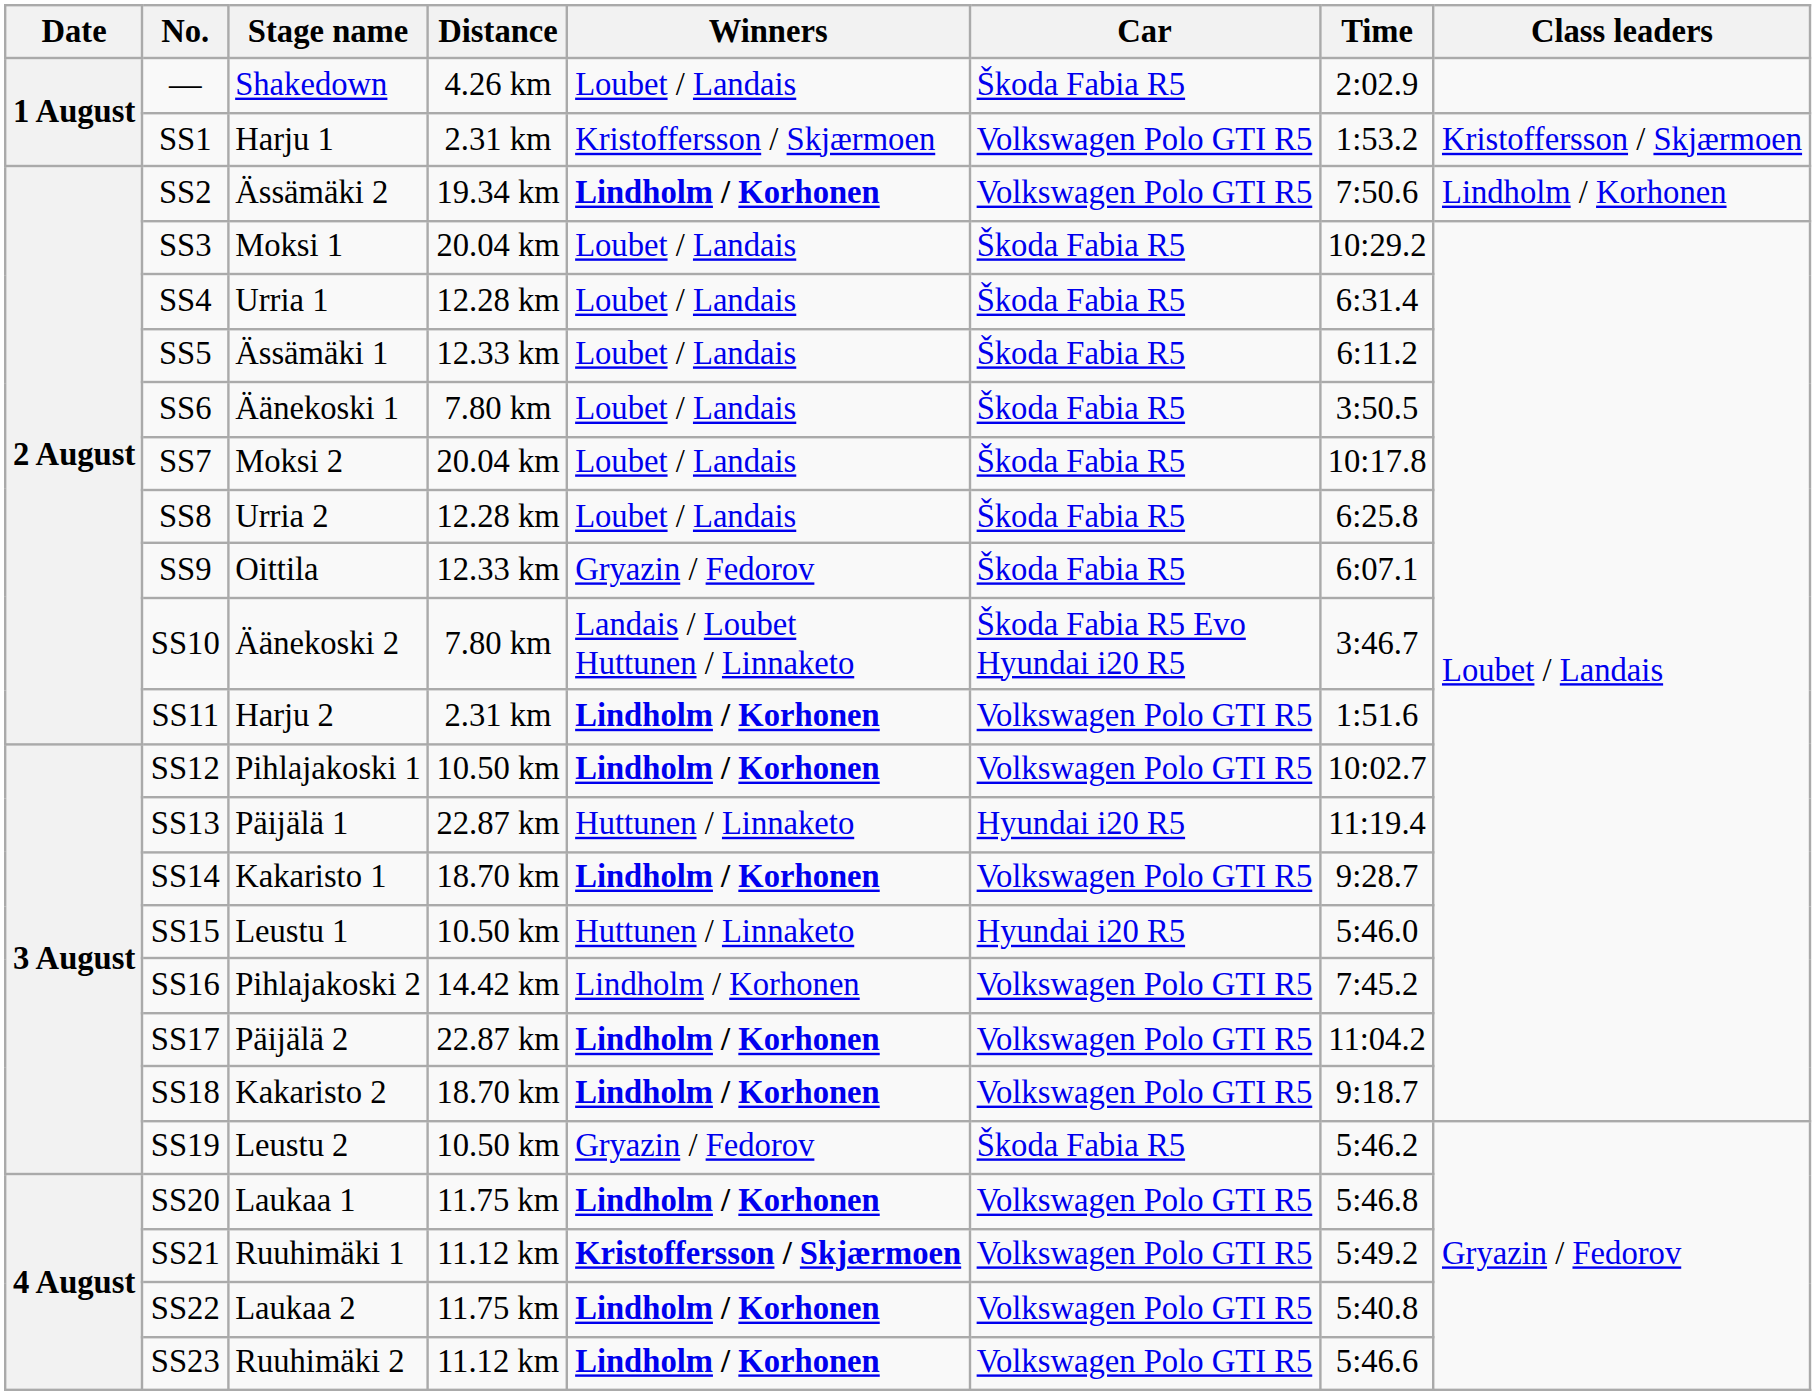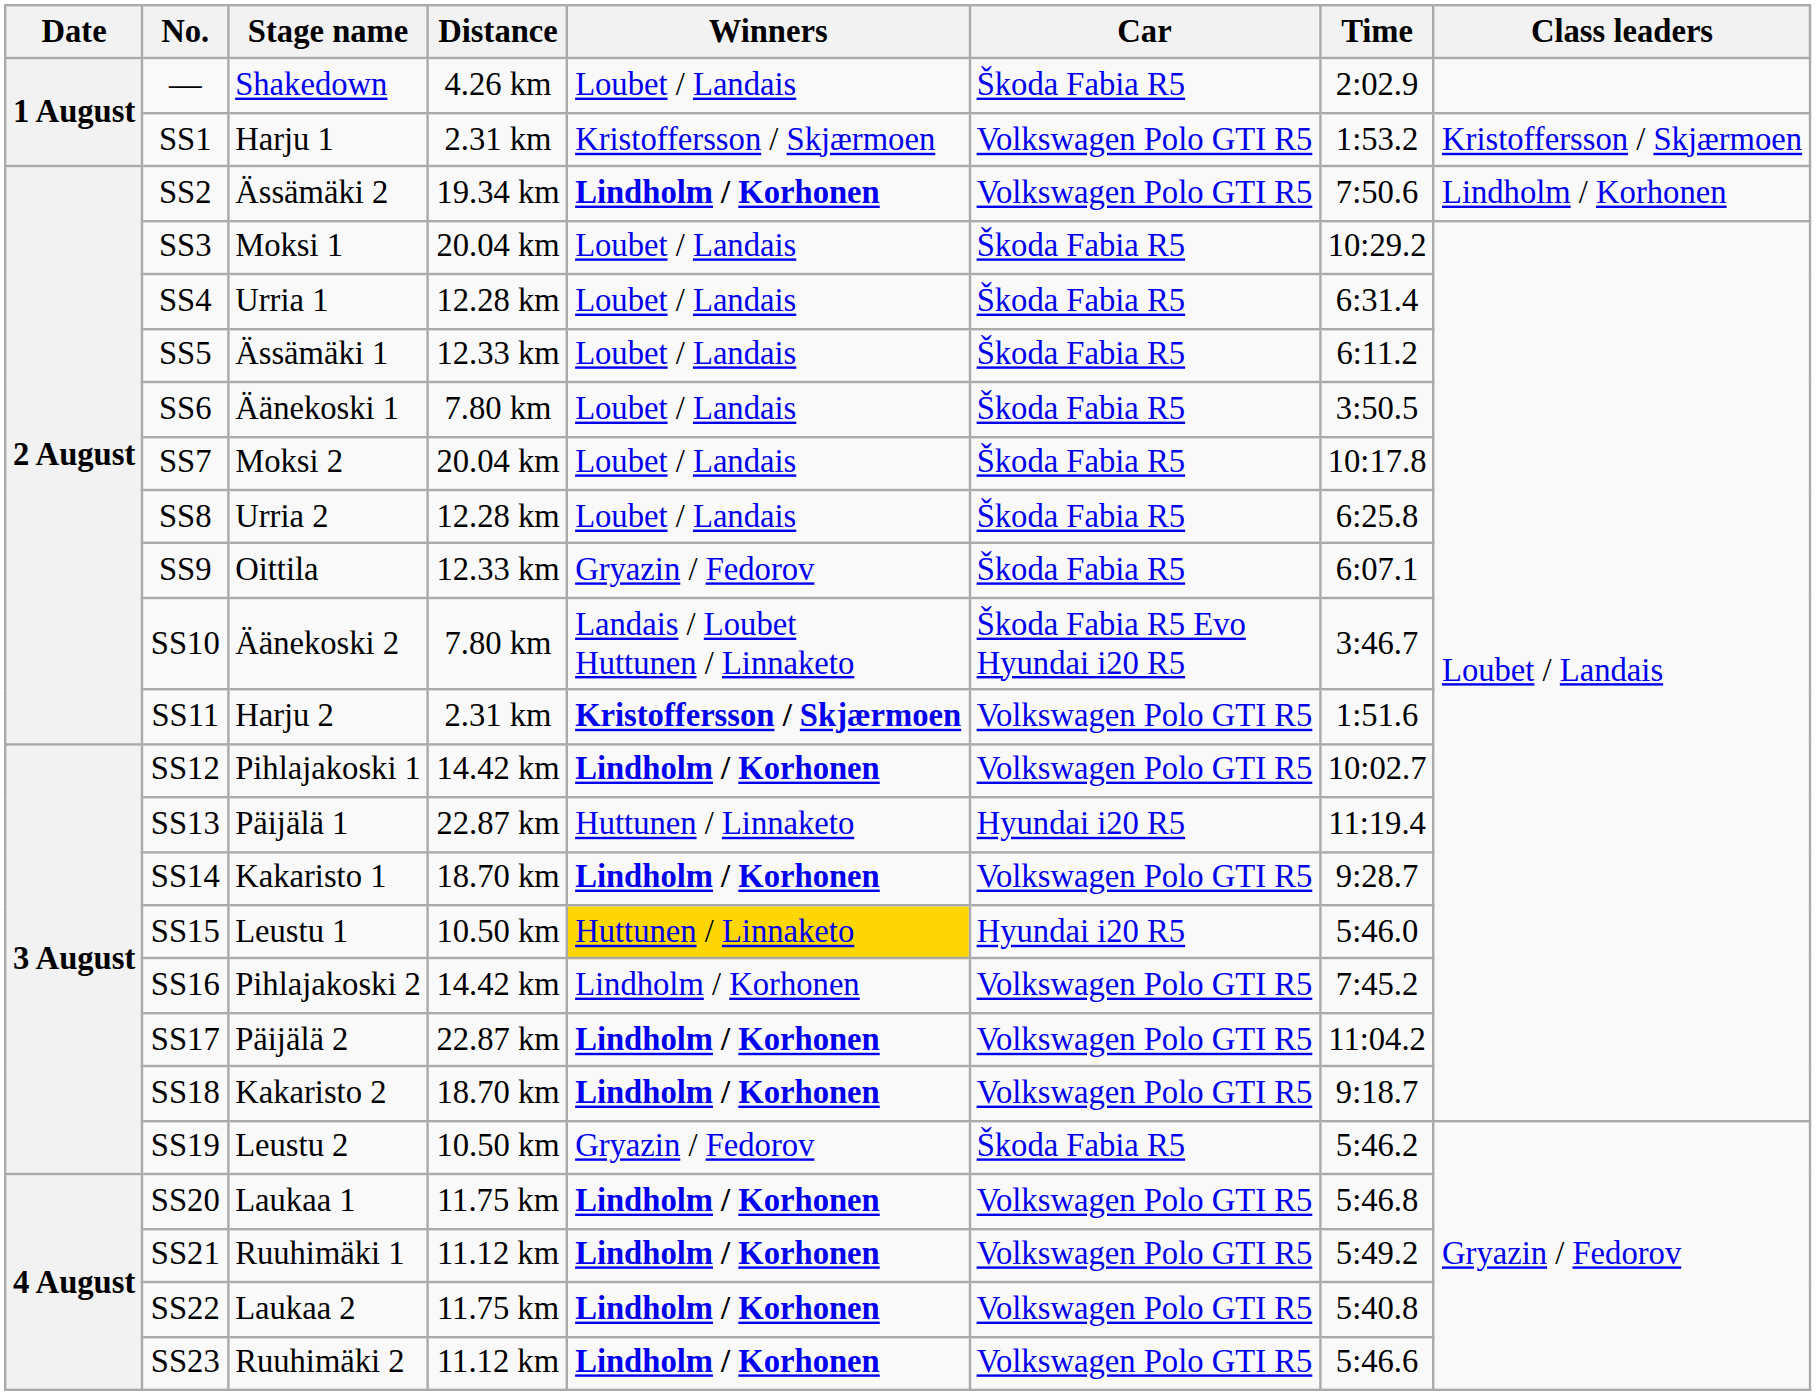(727, 715) Lindholm / Korhonen -> (768, 715) Kristoffersson / Skjærmoen
(498, 769) 10.50 km -> (498, 769) 14.42 km
(715, 931) no background -> (715, 931) gold background
(768, 1254) Kristoffersson / Skjærmoen -> (727, 1254) Lindholm / Korhonen
